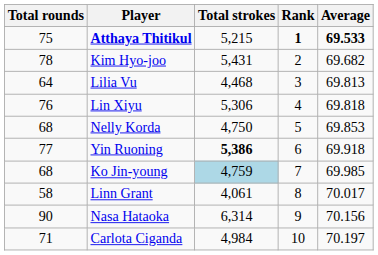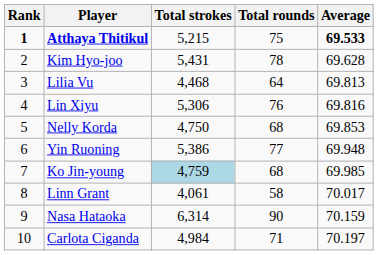columns swapped: (298, 15) <-> (46, 15)
(345, 60) 69.682 -> (345, 60) 69.628
(345, 104) 69.818 -> (345, 104) 69.816
(237, 149) bold -> (193, 149) normal
(345, 149) 69.918 -> (345, 149) 69.948
(345, 216) 70.156 -> (345, 216) 70.159
